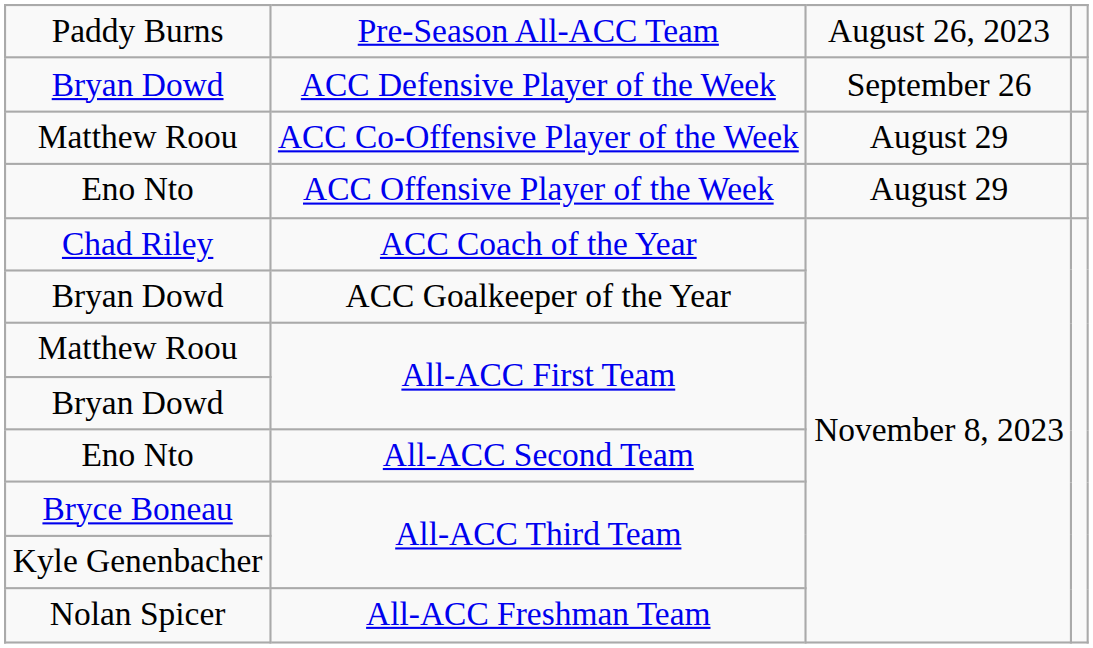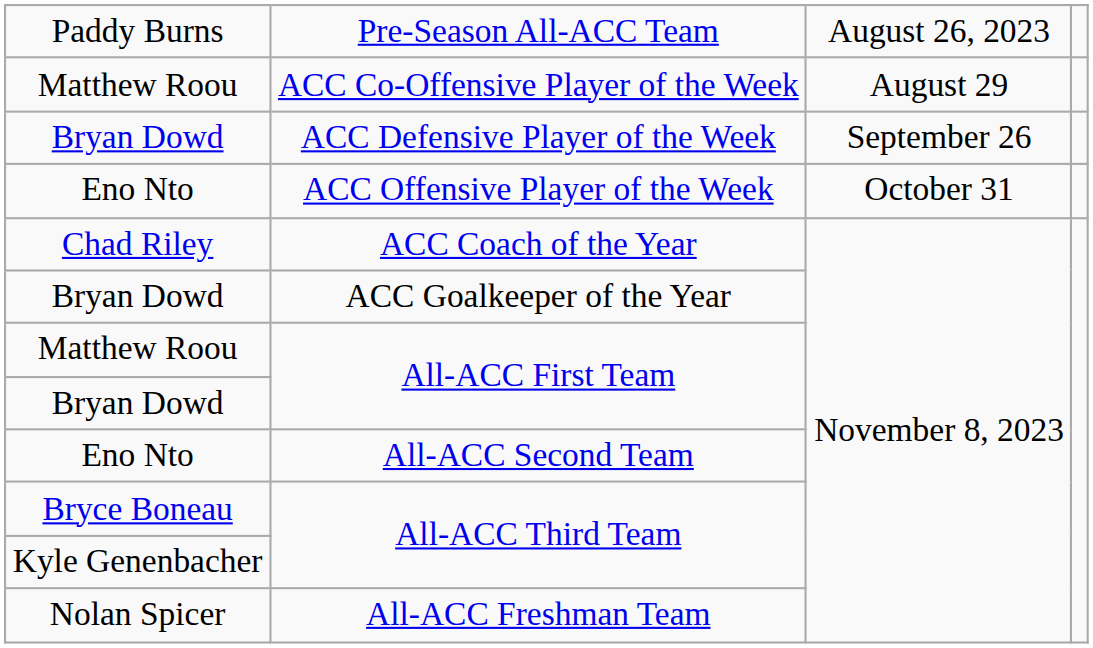rows swapped: (138, 137) <-> (138, 84)
(939, 190) August 29 -> (939, 190) October 31
